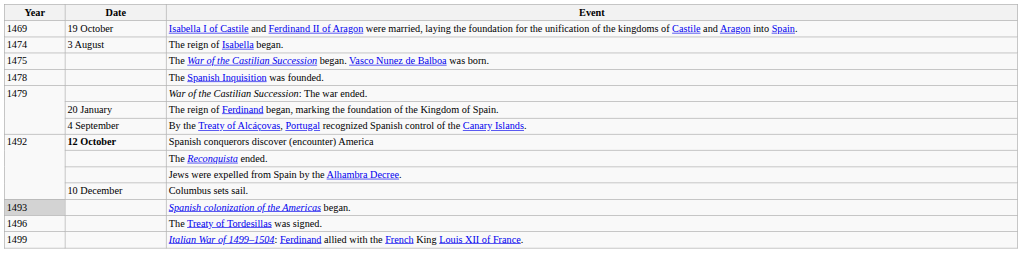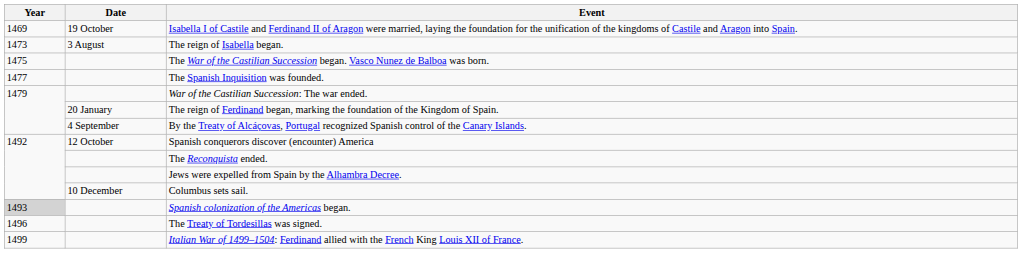(17, 45) 1474 -> (17, 45) 1473
(17, 77) 1478 -> (17, 77) 1477
(92, 142) bold -> (90, 142) normal
